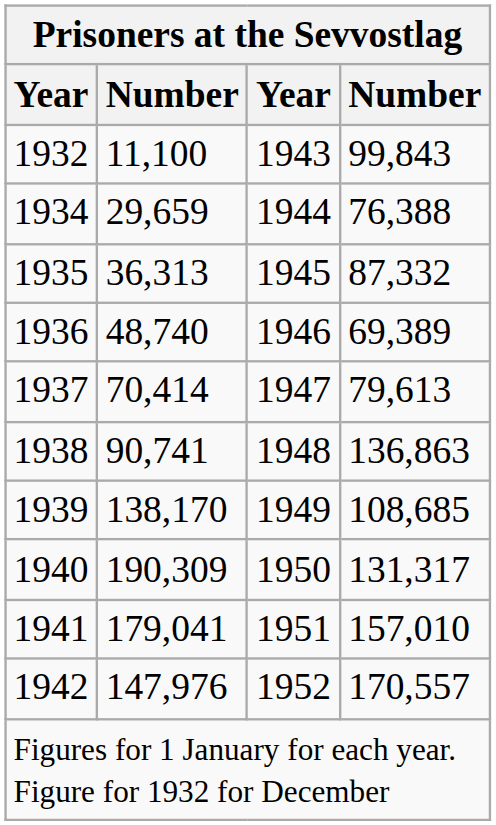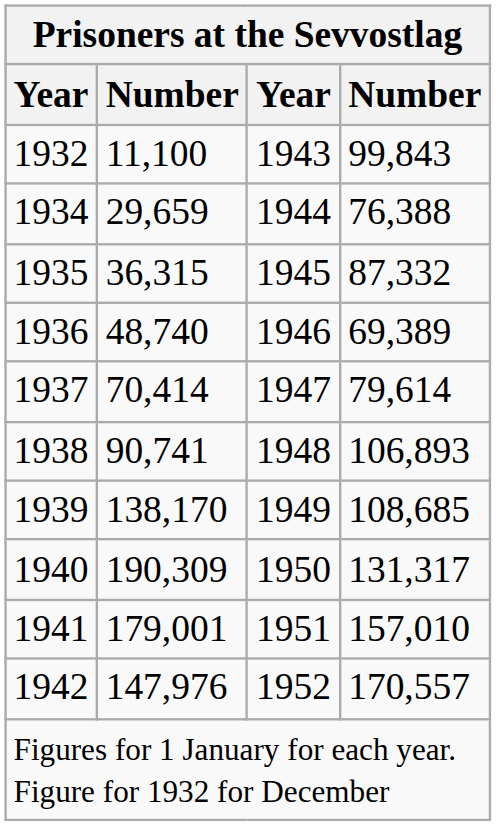(157, 272) 36,313 -> (157, 272) 36,315
(400, 390) 79,613 -> (400, 390) 79,614
(409, 450) 136,863 -> (409, 450) 106,893
(167, 628) 179,041 -> (167, 628) 179,001
